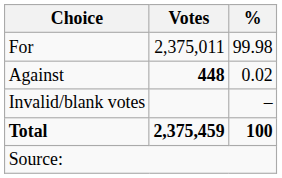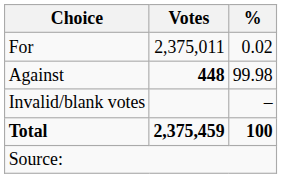(253, 46) 99.98 -> (257, 46) 0.02
(257, 74) 0.02 -> (253, 74) 99.98
